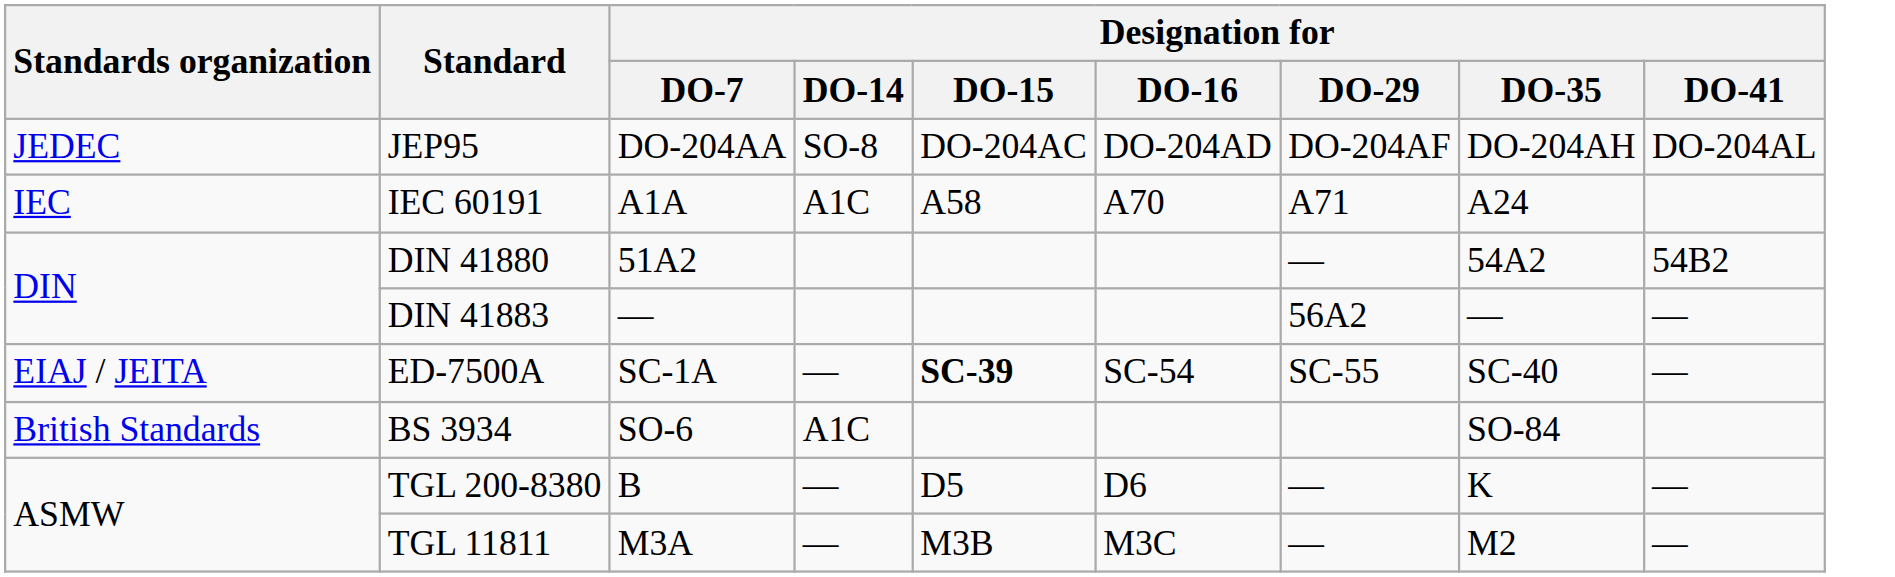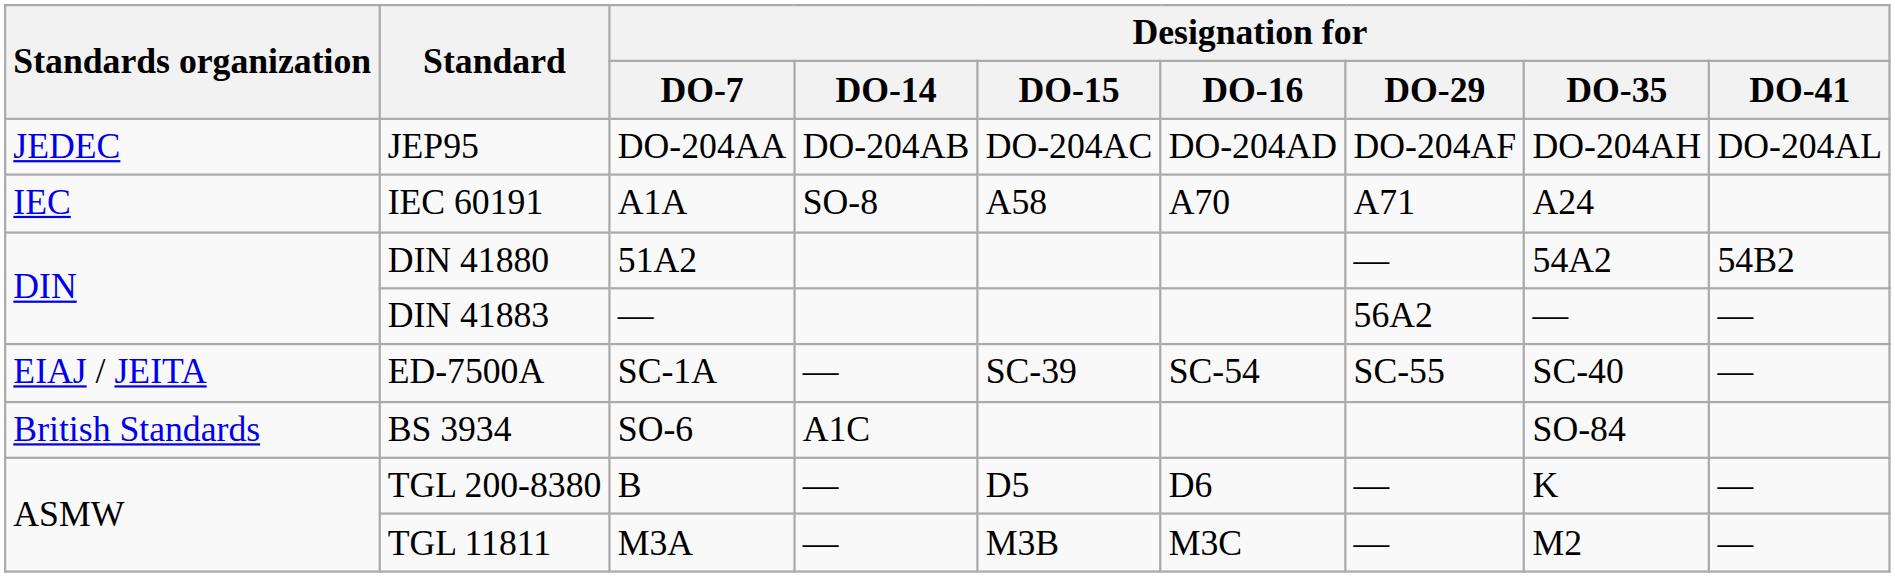(840, 145) SO-8 -> (886, 145) DO-204AB
(836, 202) A1C -> (840, 202) SO-8
(967, 372) bold -> (1031, 372) normal
